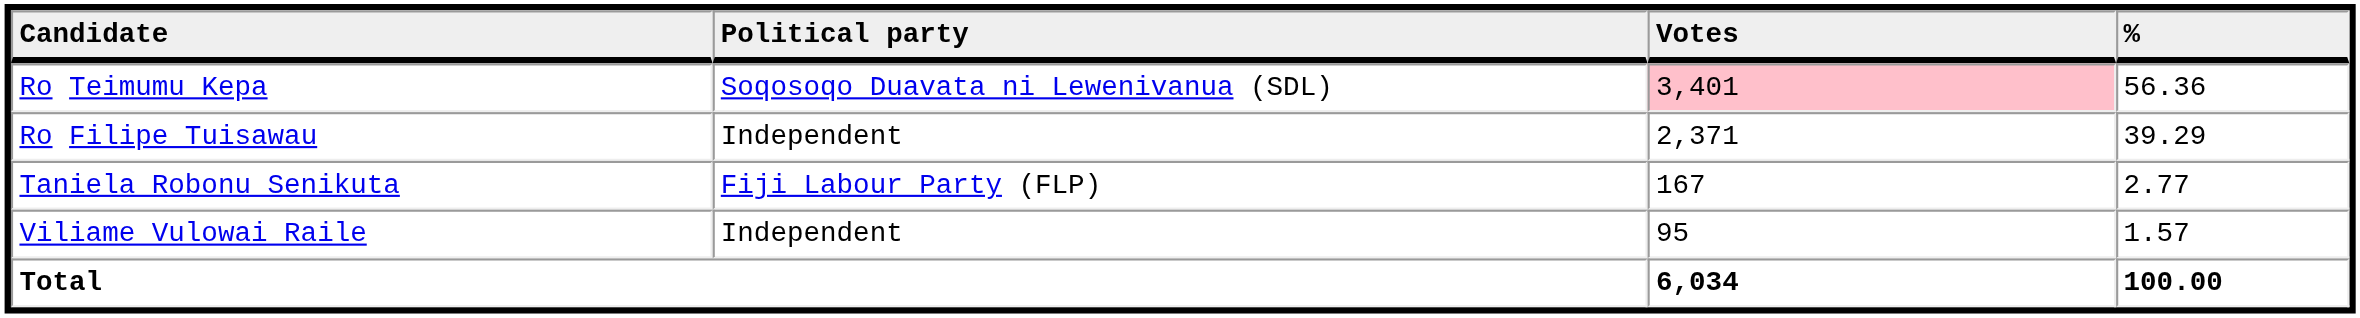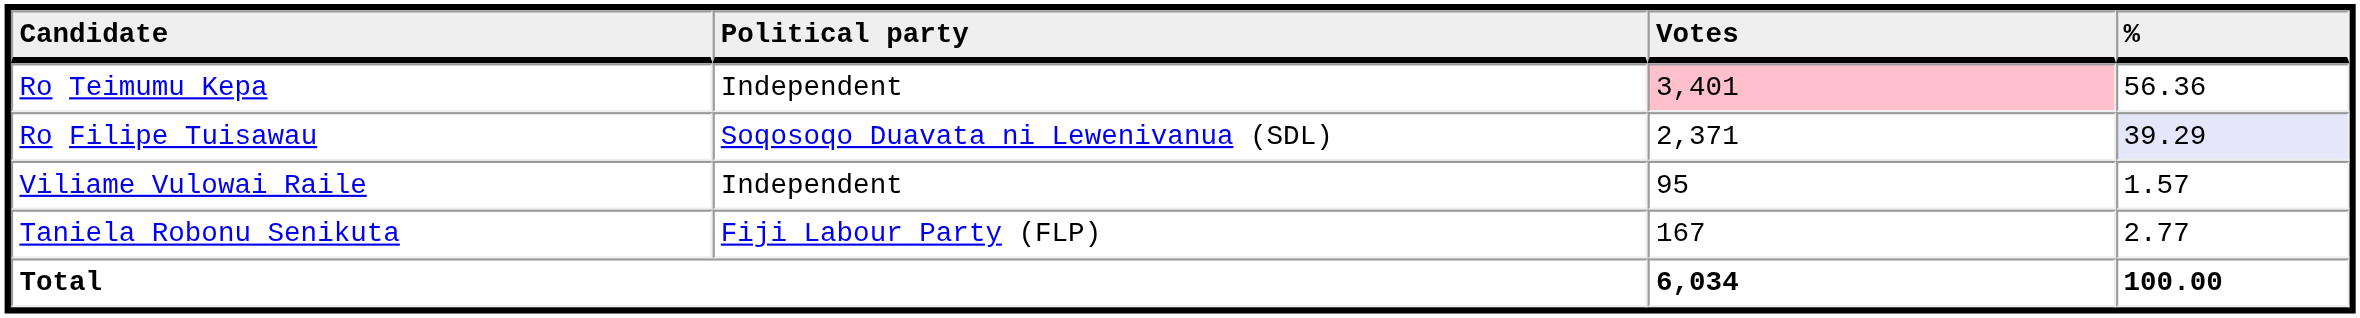(1027, 88) Soqosoqo Duavata ni Lewenivanua (SDL) -> (812, 88) Independent
(812, 136) Independent -> (1027, 136) Soqosoqo Duavata ni Lewenivanua (SDL)
(2165, 136) no background -> (2165, 136) lavender background
rows swapped: (210, 185) <-> (193, 234)
